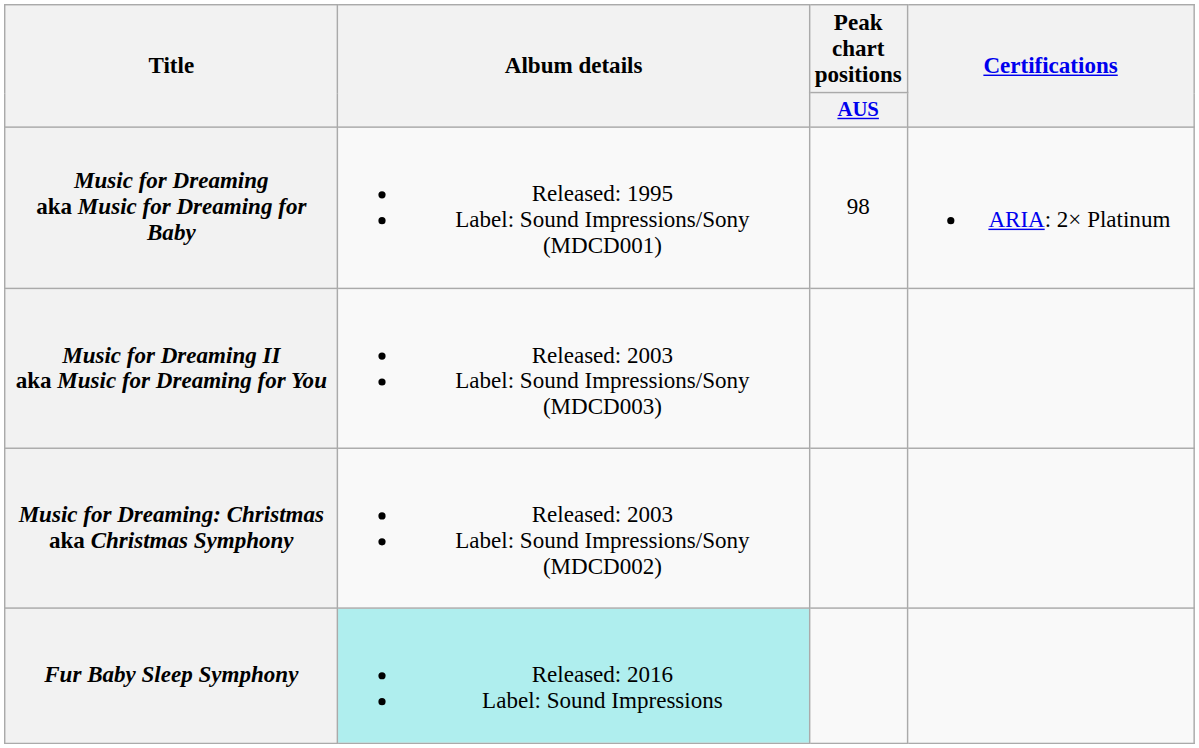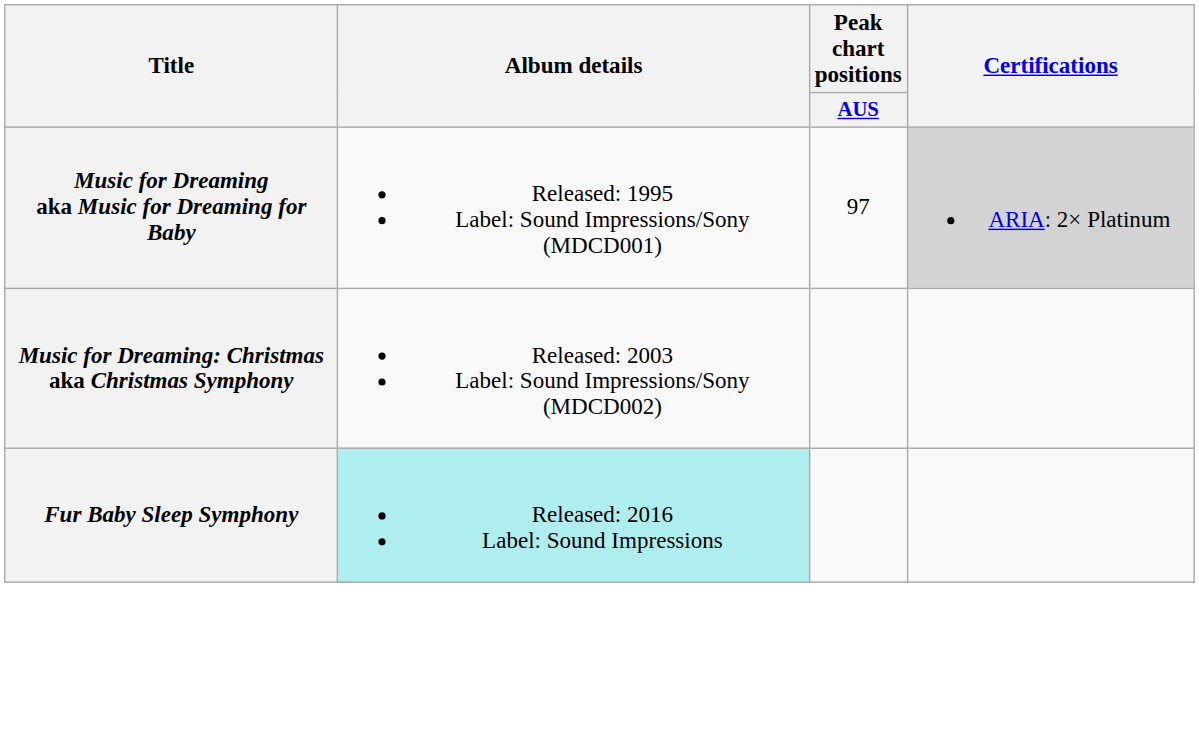(858, 207) 98 -> (858, 207) 97
(1051, 220) no background -> (1051, 220) lightgrey background
- row: (171, 367)
